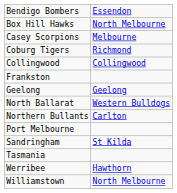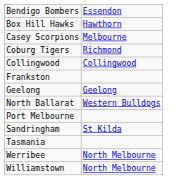(129, 24) North Melbourne -> (102, 24) Hawthorn
- row: (47, 116)
(112, 169) Hawthorn -> (119, 155) North Melbourne
